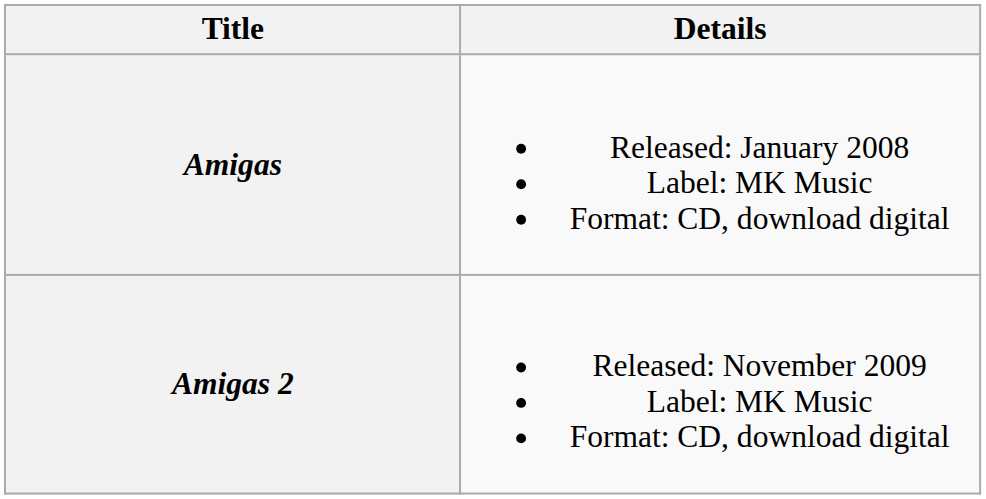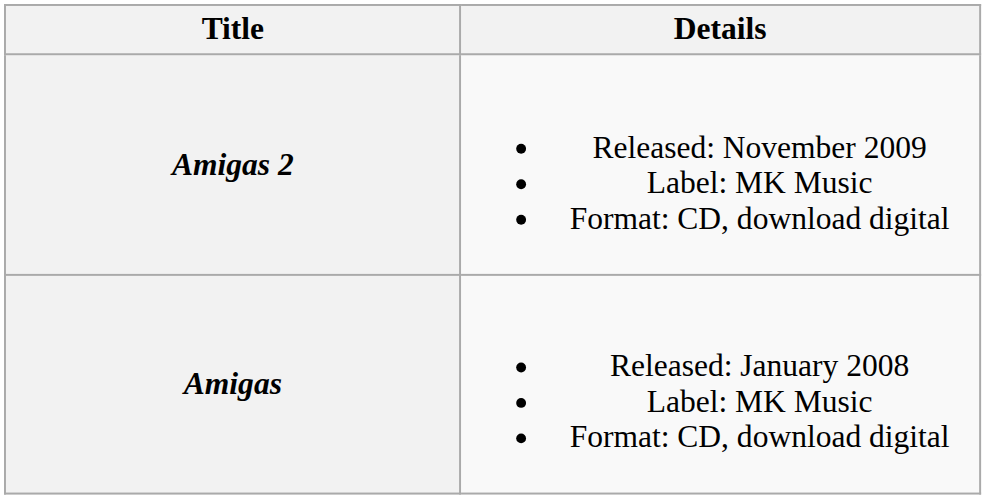rows swapped: (233, 164) <-> (233, 383)
